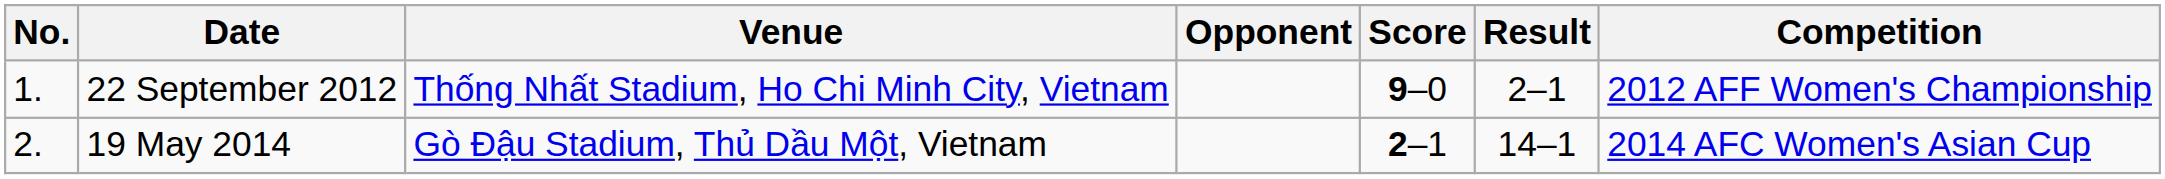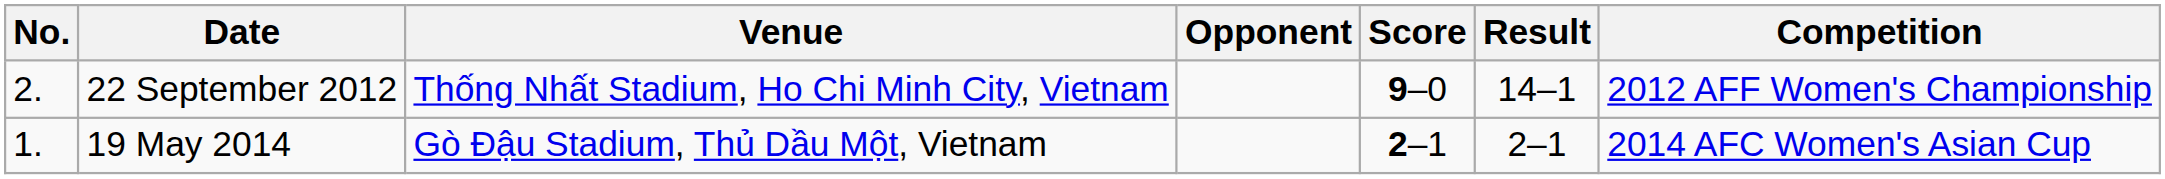(28, 88) 1. -> (28, 88) 2.
(1537, 88) 2–1 -> (1537, 88) 14–1
(28, 144) 2. -> (28, 144) 1.
(1537, 144) 14–1 -> (1537, 144) 2–1
